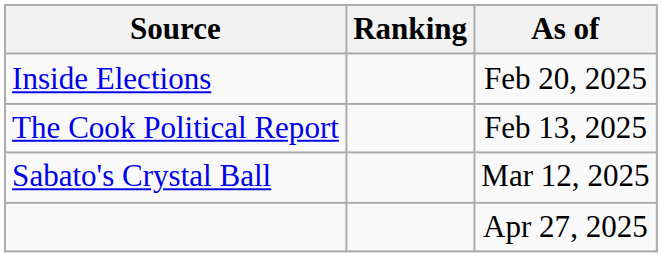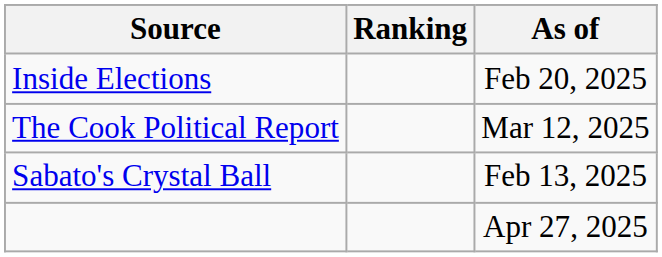(565, 127) Feb 13, 2025 -> (565, 127) Mar 12, 2025
(565, 176) Mar 12, 2025 -> (565, 176) Feb 13, 2025
